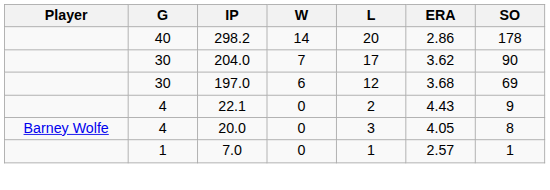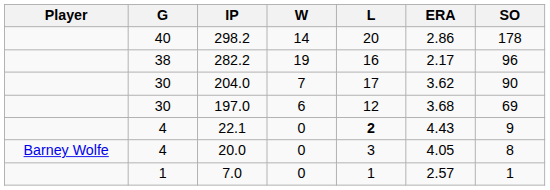+ row: (232, 60)
(371, 106) normal -> (371, 128) bold
